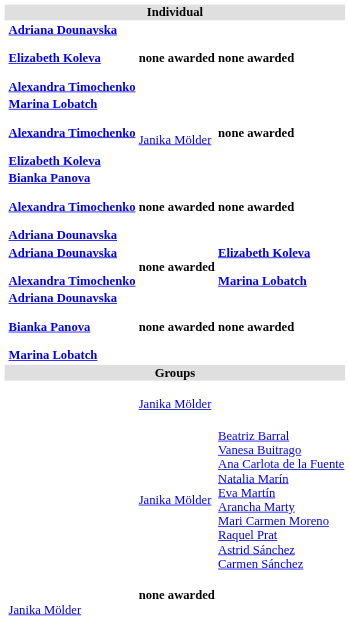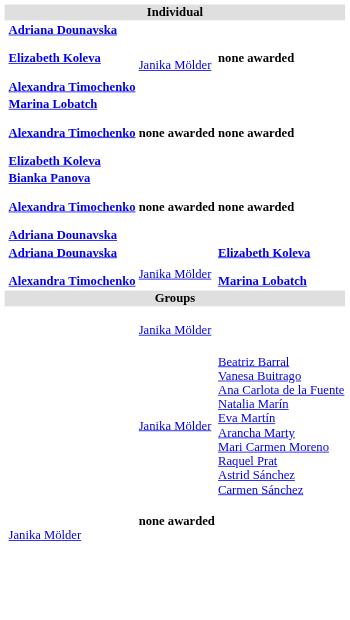(177, 58) none awarded -> (175, 65) Janika Mölder
(175, 139) Janika Mölder -> (177, 132) none awarded
(177, 266) none awarded -> (175, 274) Janika Mölder
- row: (63, 327)
